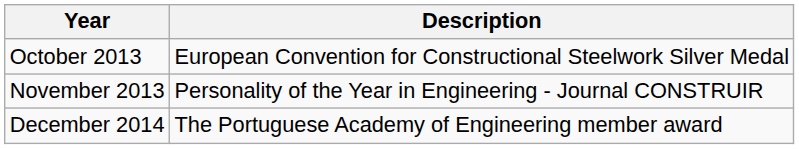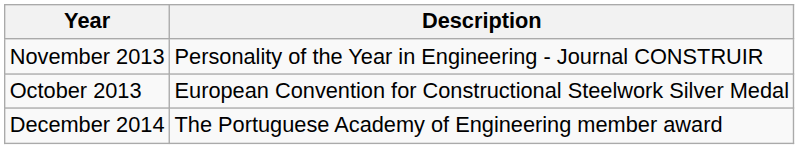rows swapped: (76, 56) <-> (87, 90)
